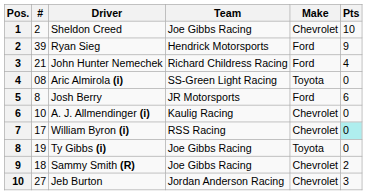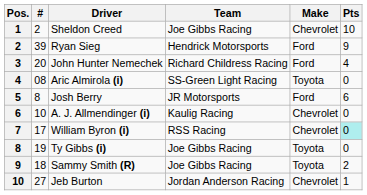(40, 63) 21 -> (40, 63) 20
(315, 165) Chevrolet -> (308, 165) Toyota
(346, 181) 3 -> (346, 181) 1
